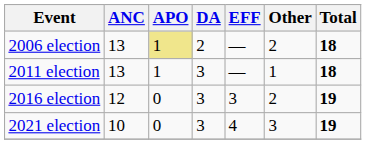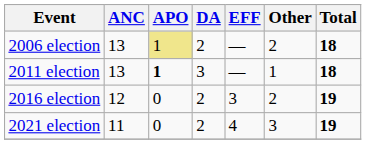(157, 71) normal -> (157, 71) bold
(201, 98) 3 -> (201, 98) 2
(117, 125) 10 -> (116, 125) 11
(201, 125) 3 -> (201, 125) 2
